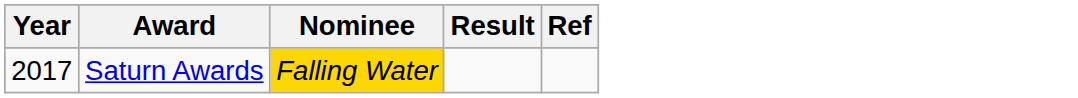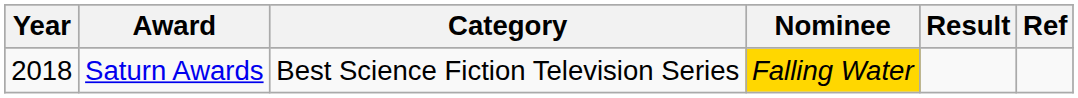+ column: (508, 26)
(42, 69) 2017 -> (42, 69) 2018
